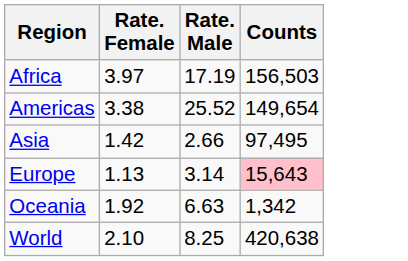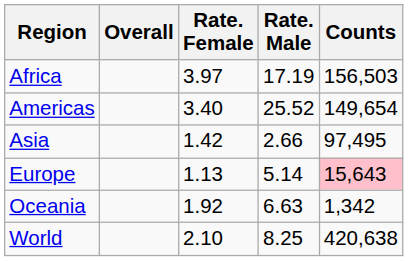+ column: (139, 32)
(124, 108) 3.38 -> (203, 108) 3.40
(204, 173) 3.14 -> (283, 173) 5.14
